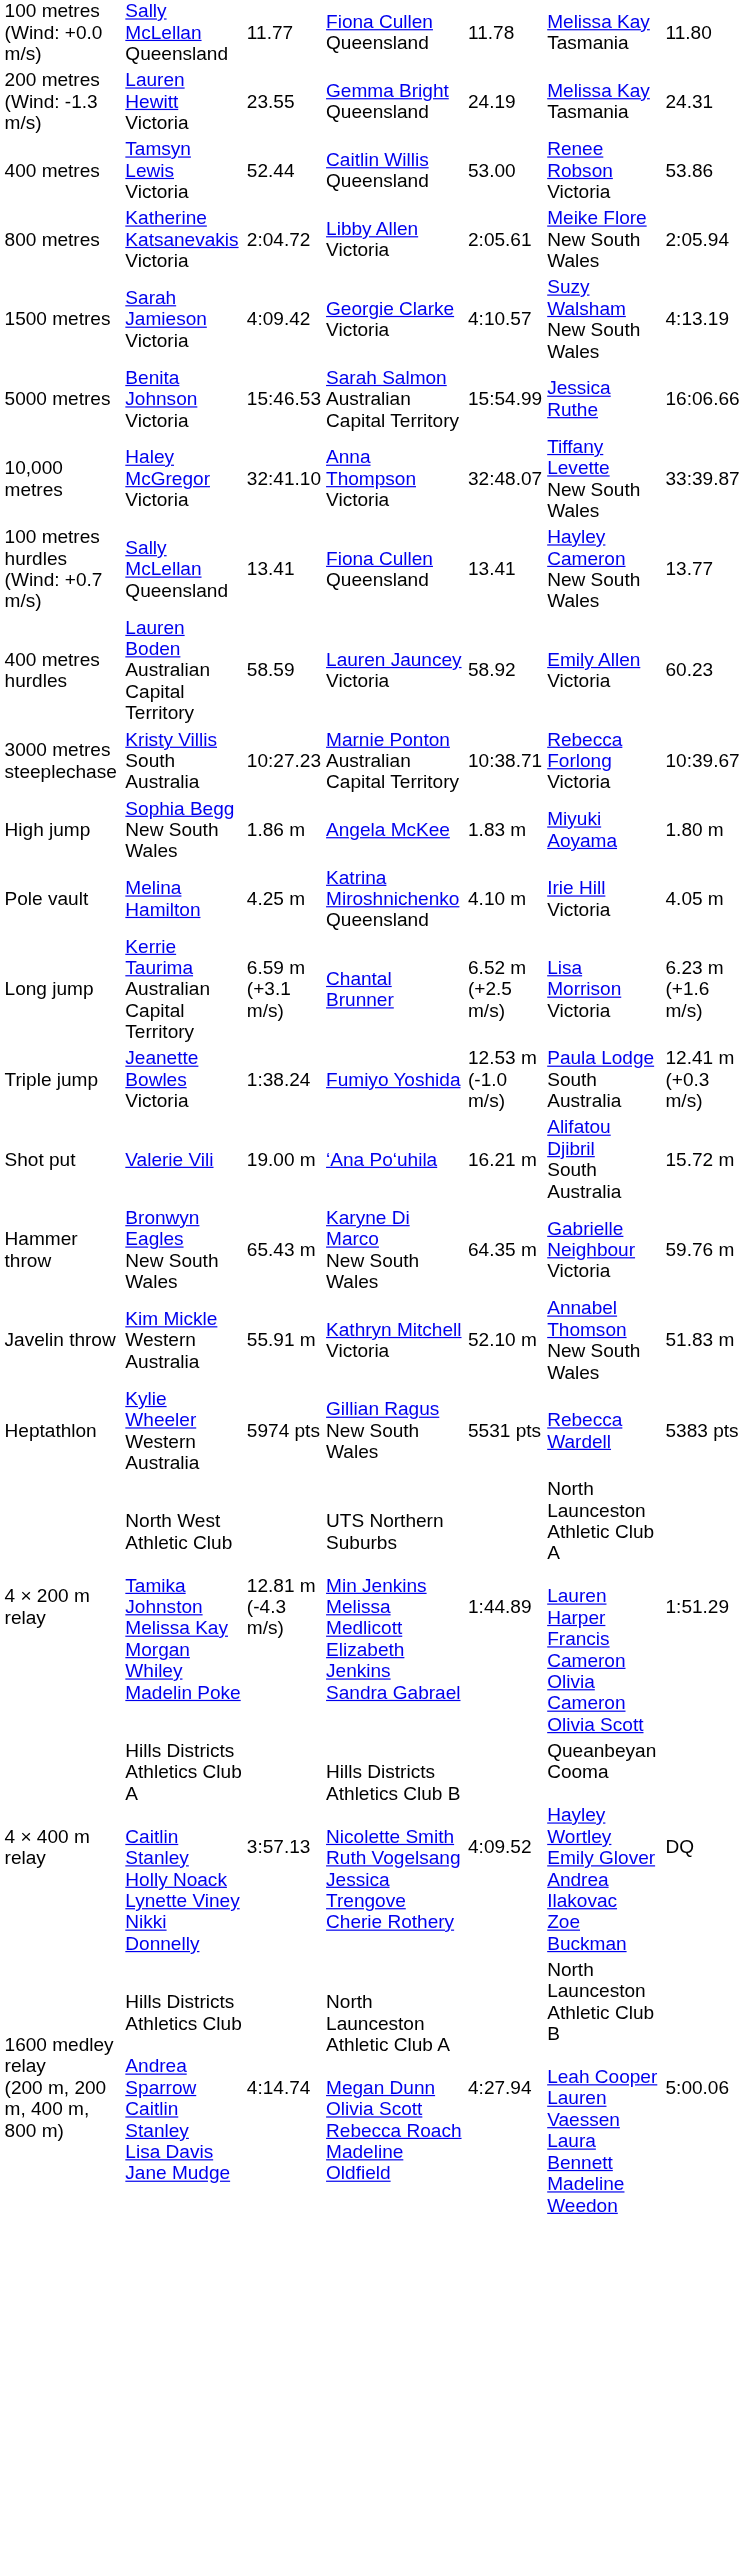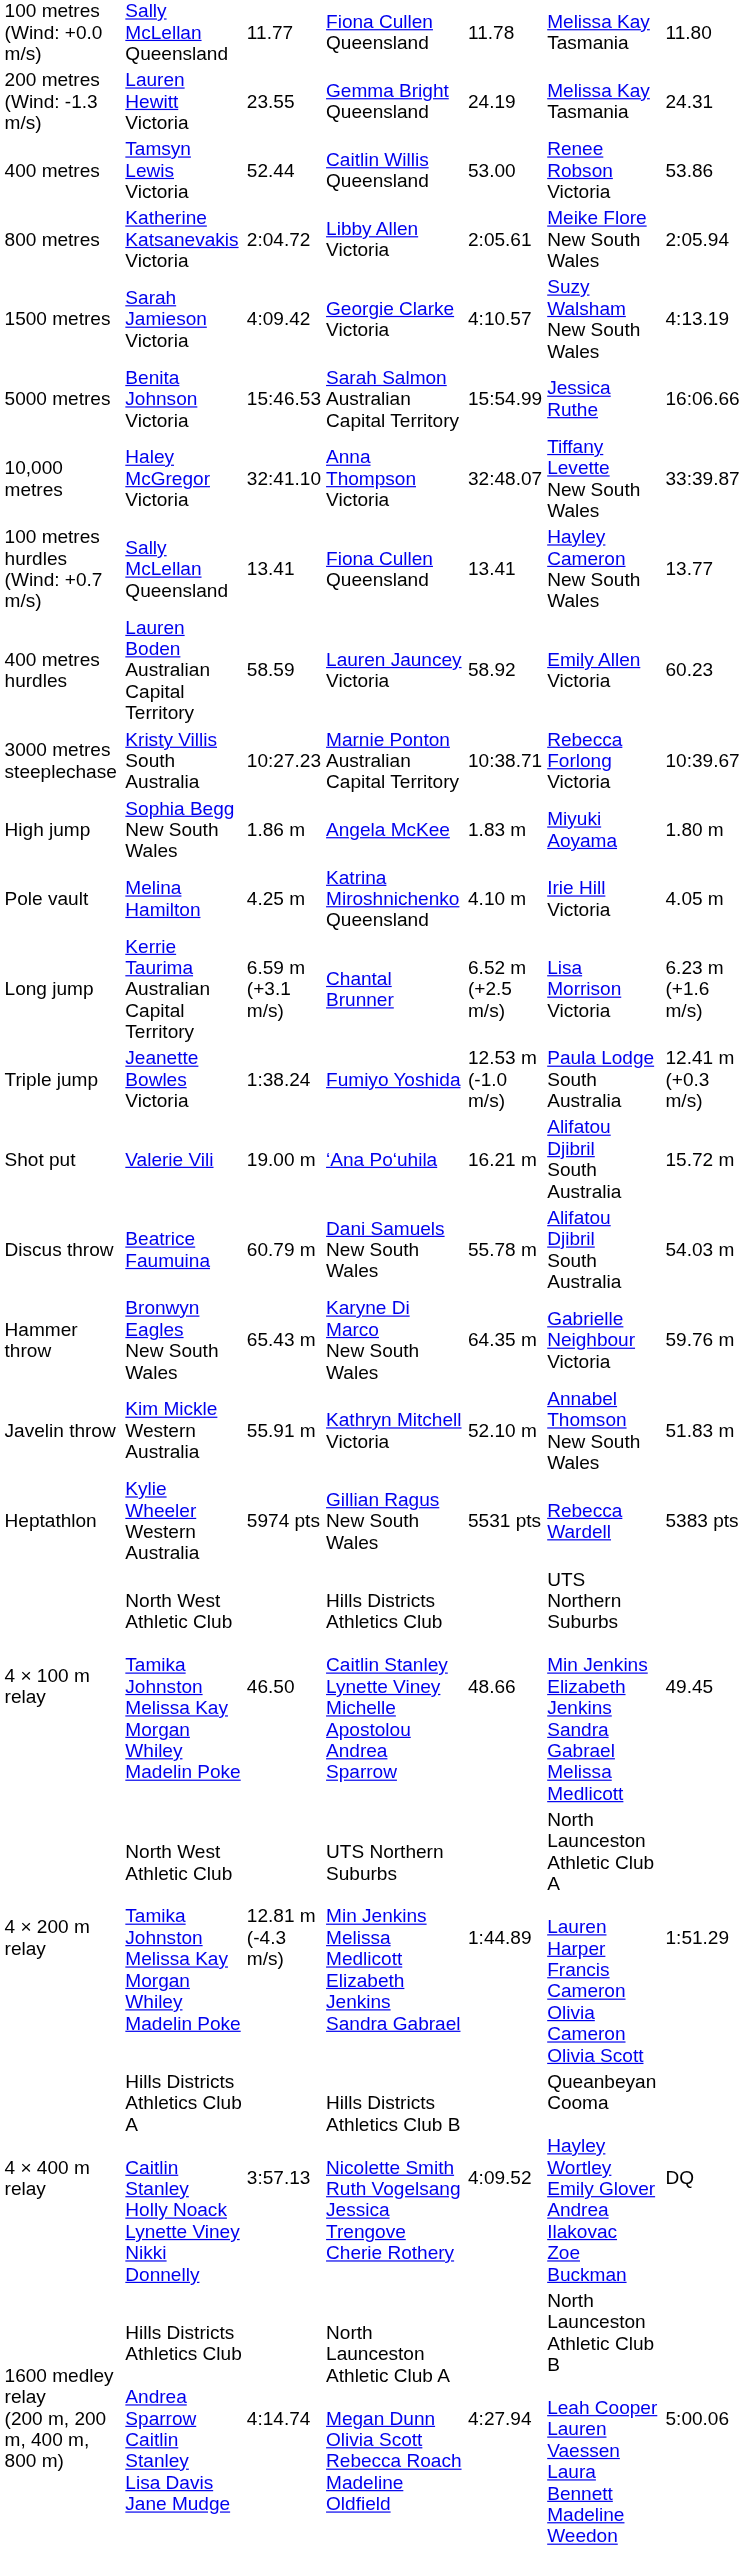+ row: (59, 1249)
+ row: (47, 1686)
